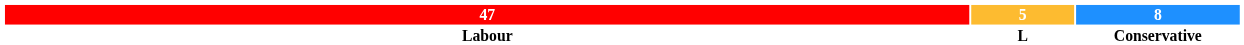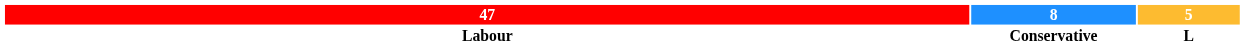columns swapped: (1158, 14) <-> (1023, 14)
